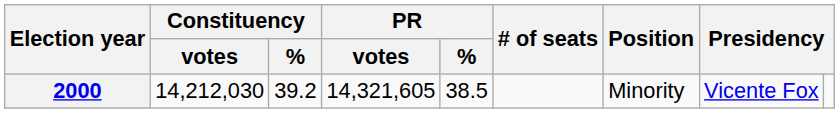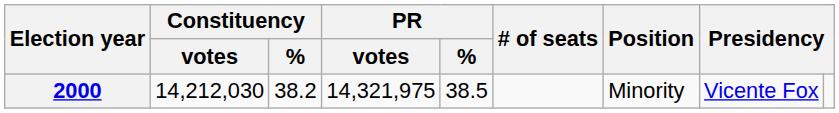(295, 90) 39.2 -> (295, 90) 38.2
(381, 90) 14,321,605 -> (381, 90) 14,321,975
